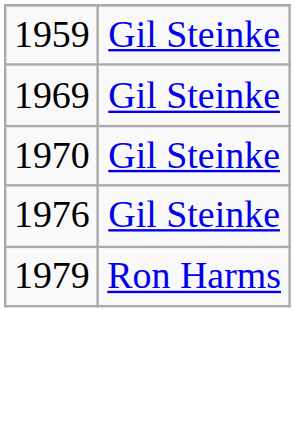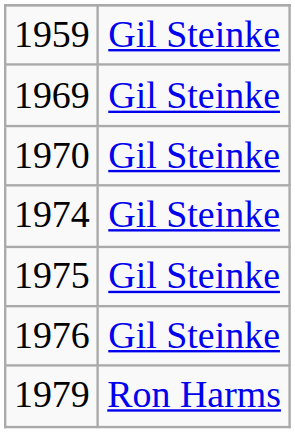+ row: (52, 214)
+ row: (52, 275)
